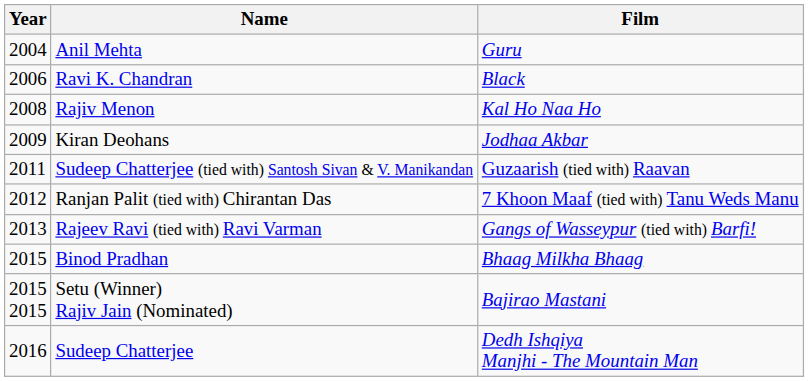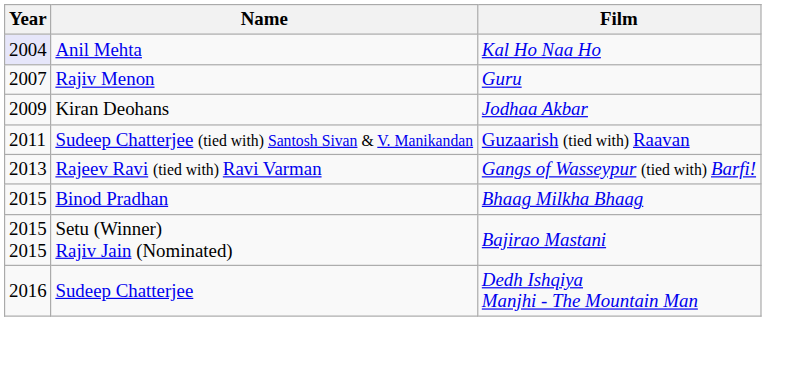(28, 49) no background -> (28, 49) lavender background
(502, 49) Guru -> (541, 49) Kal Ho Naa Ho
- row: (124, 79)
(28, 109) 2008 -> (28, 79) 2007
(541, 109) Kal Ho Naa Ho -> (502, 79) Guru
- row: (193, 199)
